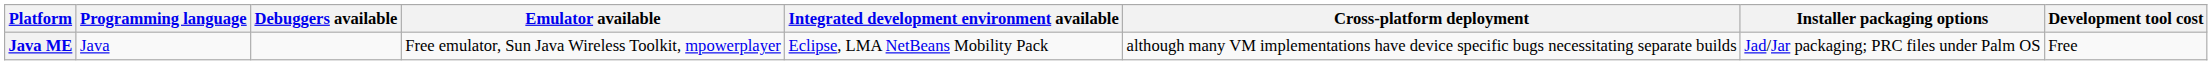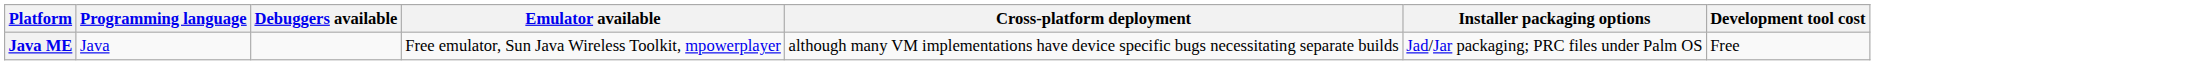- column: (954, 18)
